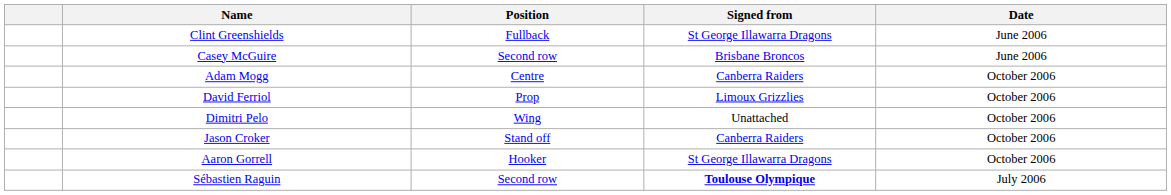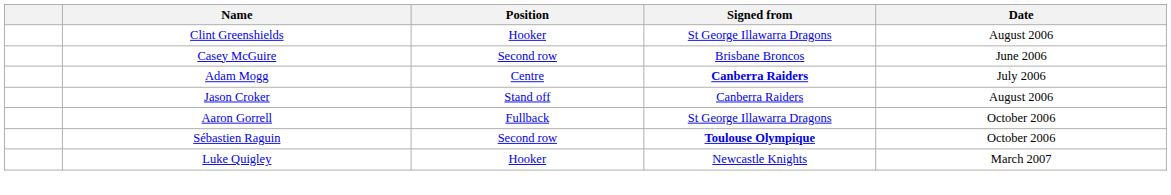(527, 35) Fullback -> (527, 35) Hooker
(1021, 35) June 2006 -> (1021, 35) August 2006
(760, 76) normal -> (760, 76) bold
(1021, 76) October 2006 -> (1021, 76) July 2006
- row: (237, 96)
- row: (237, 117)
(1021, 138) October 2006 -> (1021, 96) August 2006
(527, 158) Hooker -> (527, 117) Fullback
(1021, 179) July 2006 -> (1021, 138) October 2006
+ row: (237, 158)
